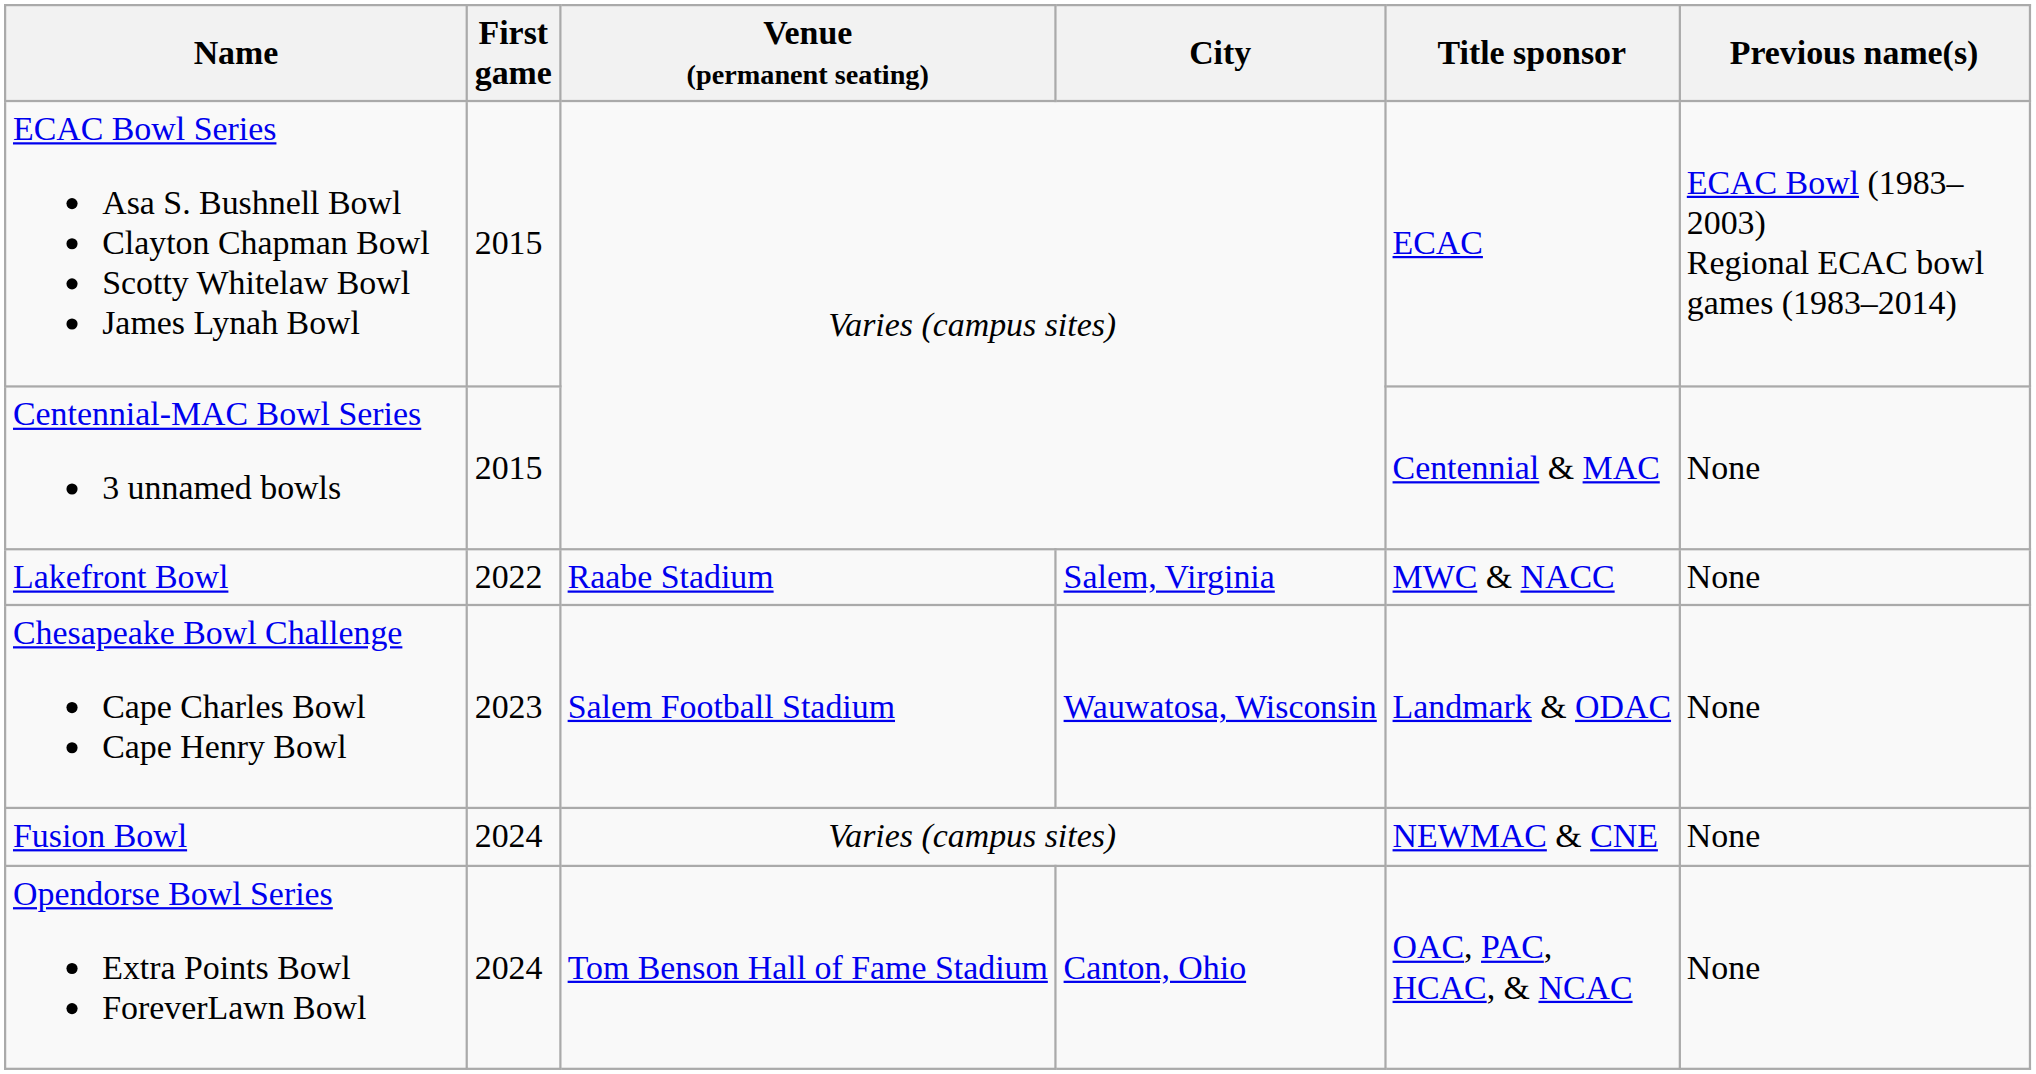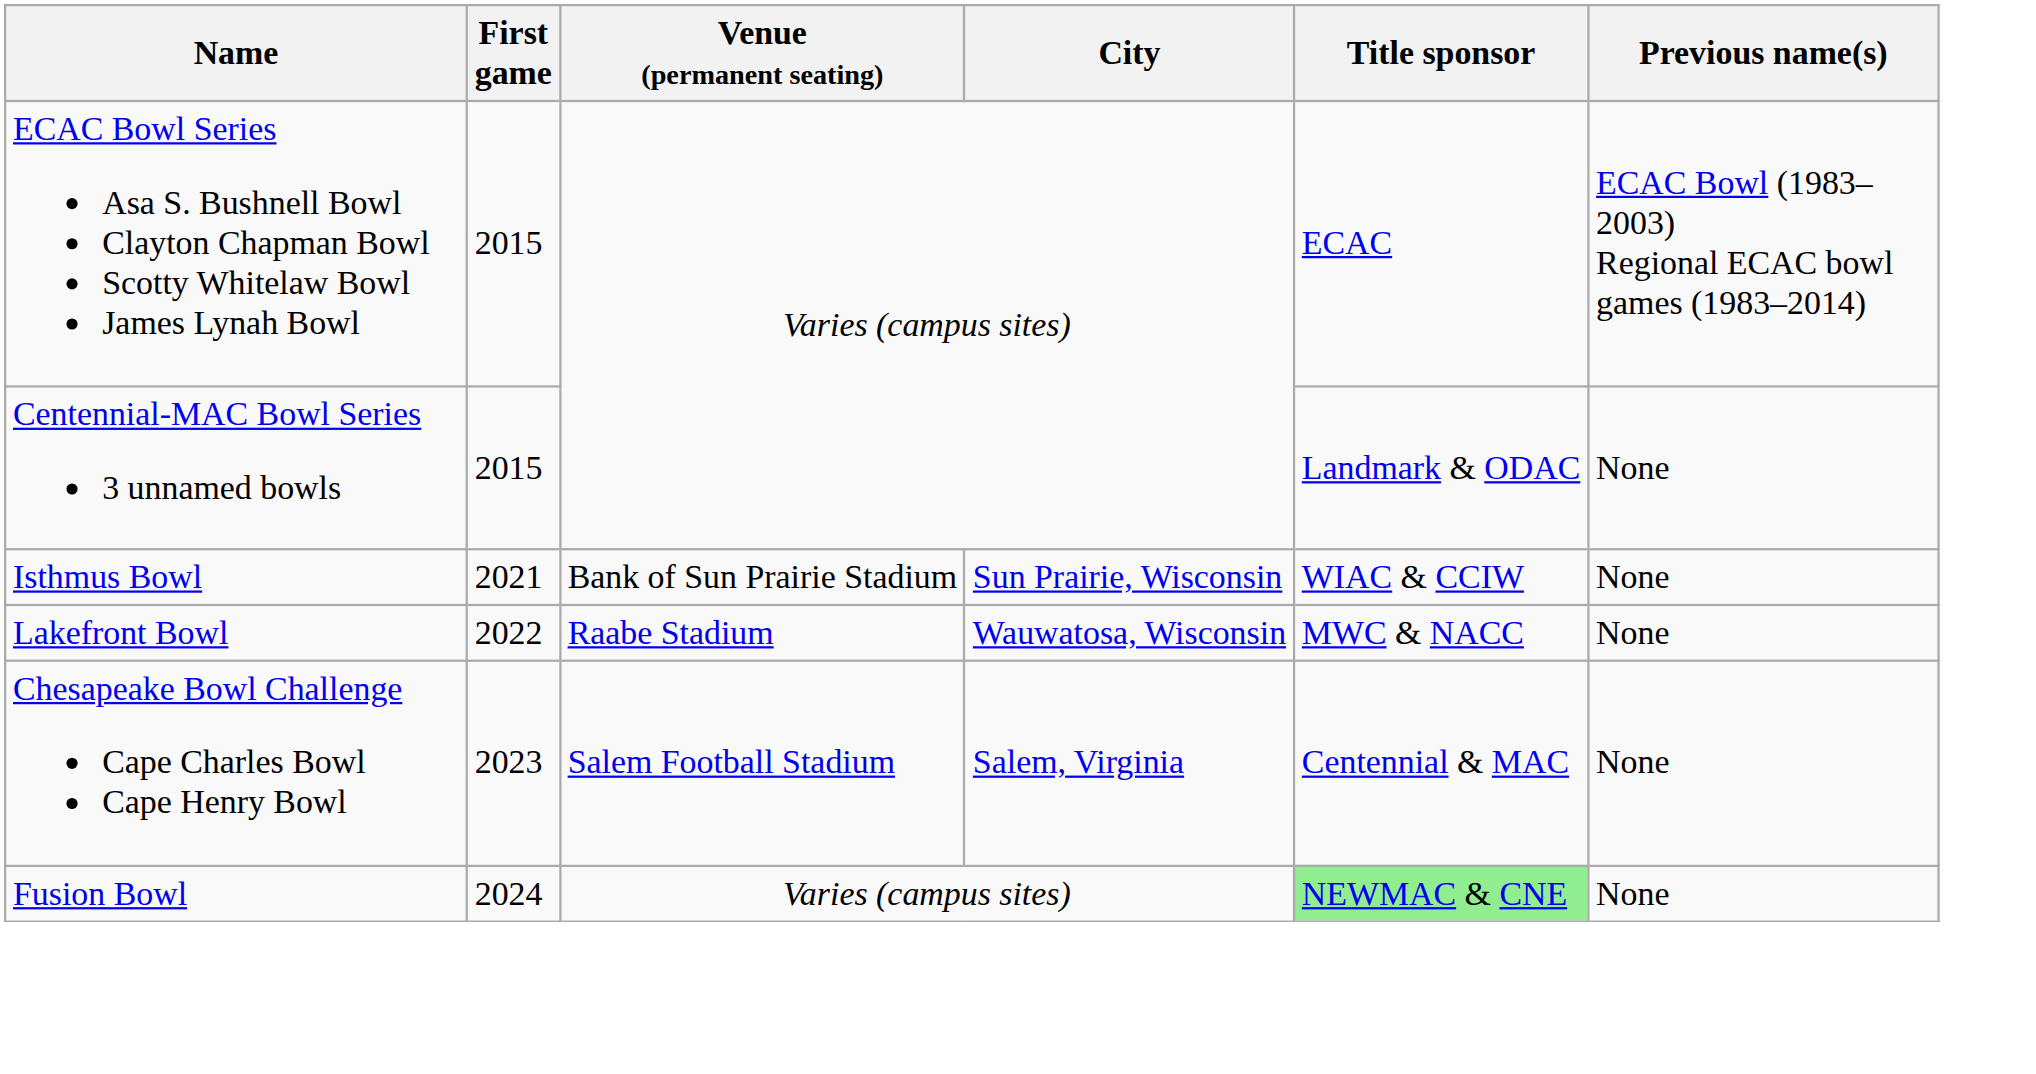(1526, 466) Centennial & MAC -> (1441, 466) Landmark & ODAC
+ row: (108, 576)
(1169, 576) Salem, Virginia -> (1129, 632) Wauwatosa, Wisconsin
(1220, 706) Wauwatosa, Wisconsin -> (1078, 762) Salem, Virginia
(1532, 706) Landmark & ODAC -> (1435, 762) Centennial & MAC
(1525, 836) no background -> (1434, 892) lightgreen background
- row: (236, 950)
